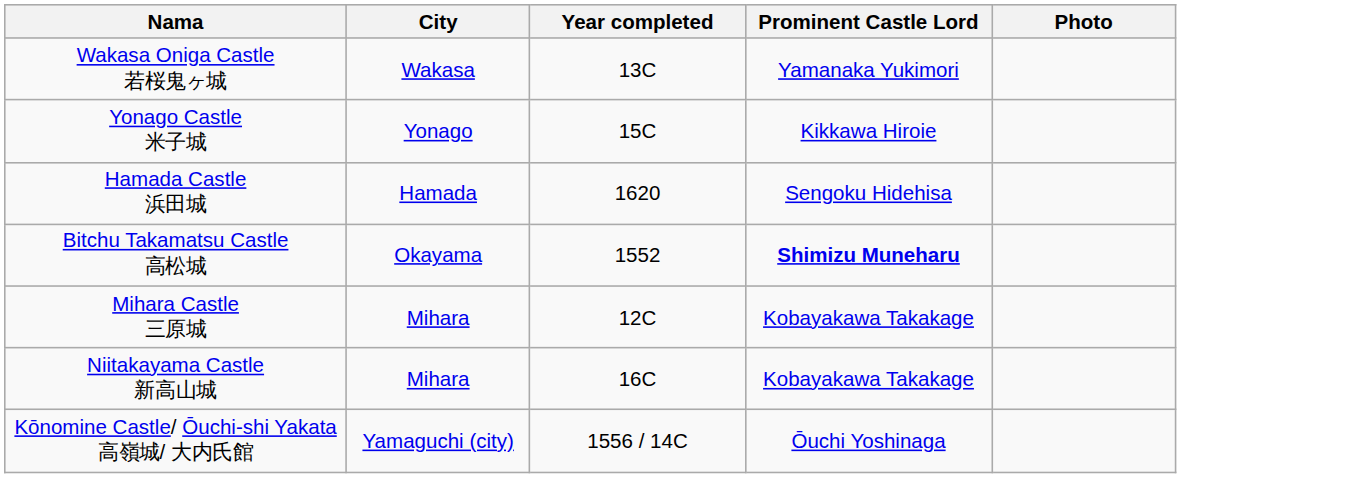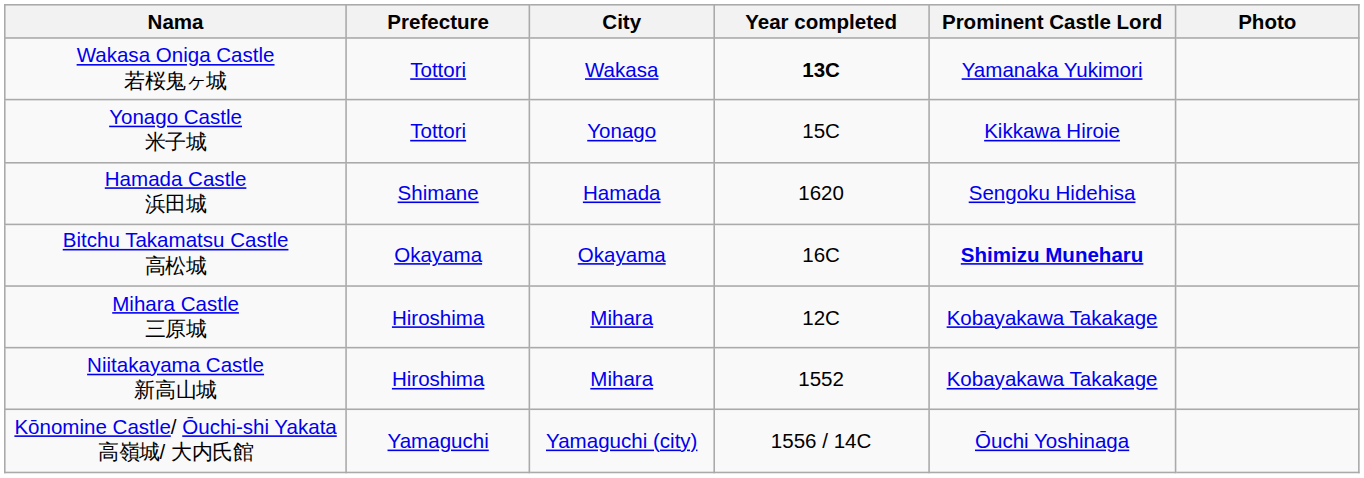+ column: (438, 22)
(638, 69) normal -> (821, 69) bold
(638, 255) 1552 -> (821, 255) 16C
(638, 379) 16C -> (821, 379) 1552
